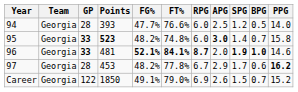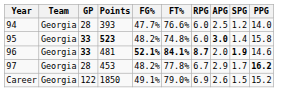- column: (259, 11)
